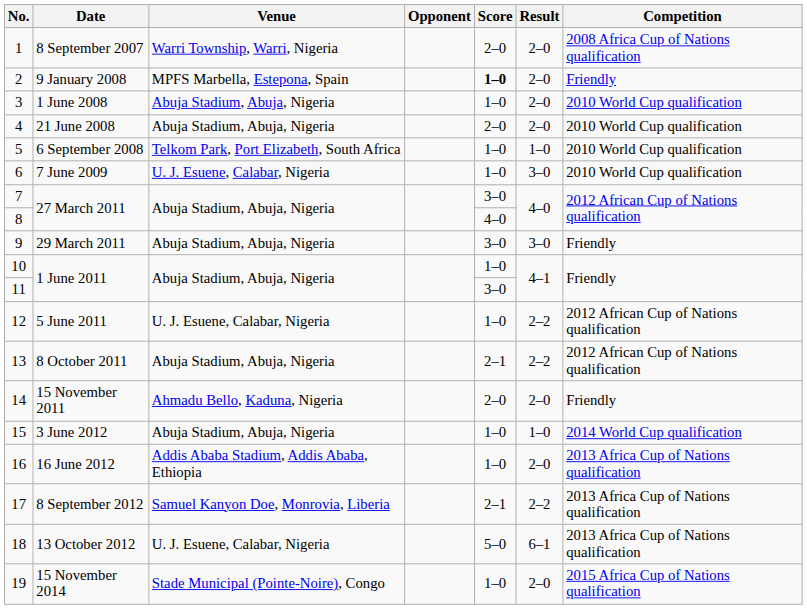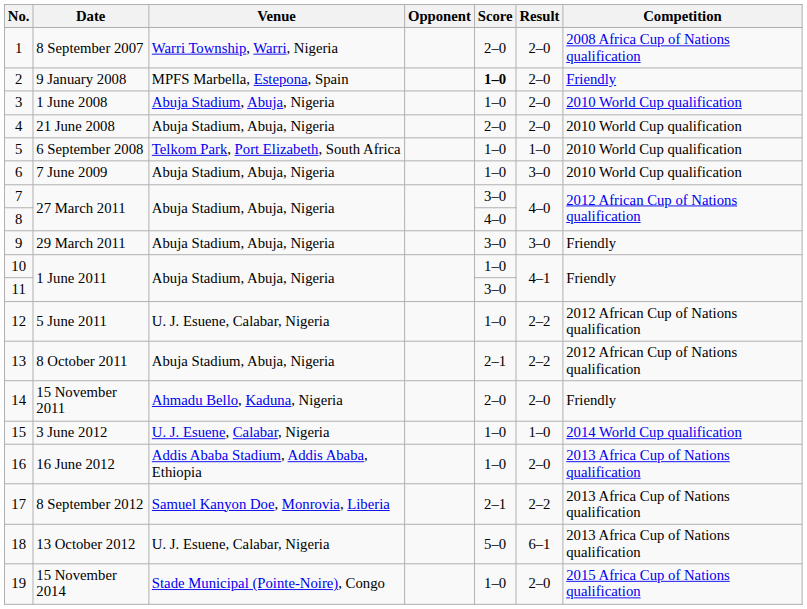(241, 172) U. J. Esuene, Calabar, Nigeria -> (243, 172) Abuja Stadium, Abuja, Nigeria
(243, 432) Abuja Stadium, Abuja, Nigeria -> (241, 432) U. J. Esuene, Calabar, Nigeria
